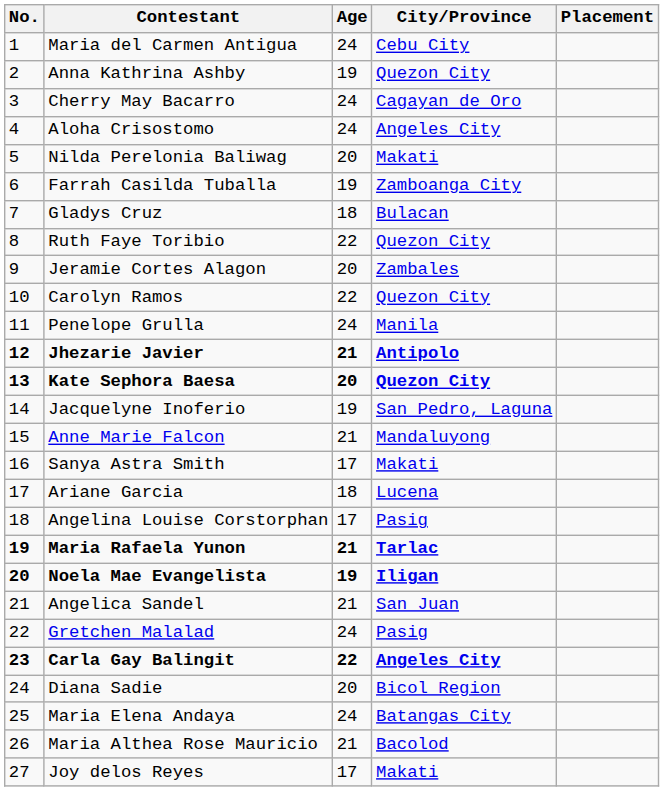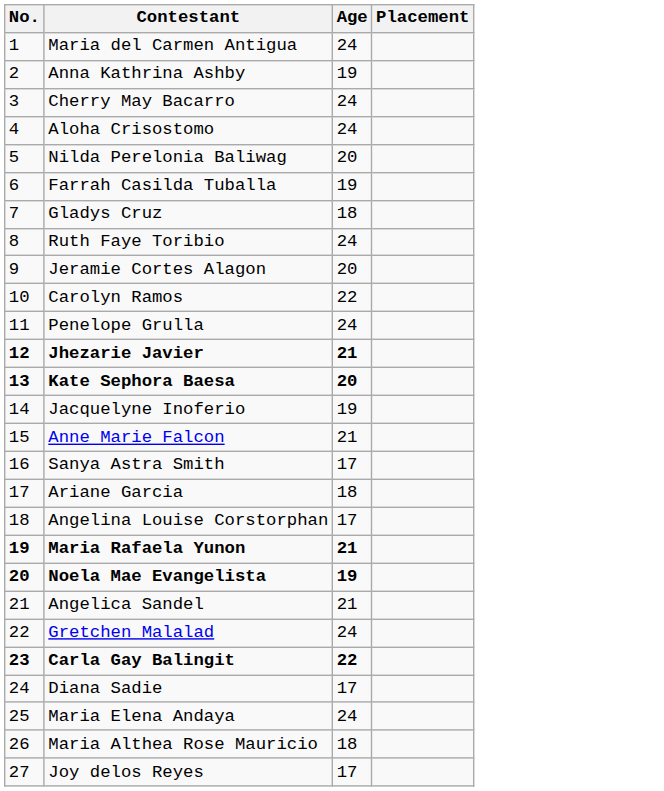- column: (464, 19)
(347, 242) 22 -> (347, 242) 24
(347, 689) 20 -> (347, 689) 17
(347, 745) 21 -> (347, 745) 18
